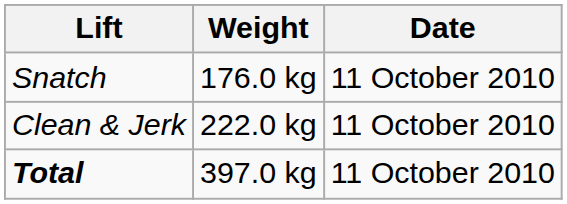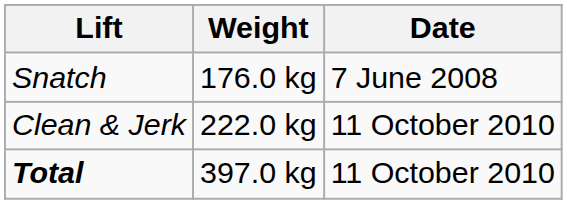(443, 76) 11 October 2010 -> (414, 76) 7 June 2008
